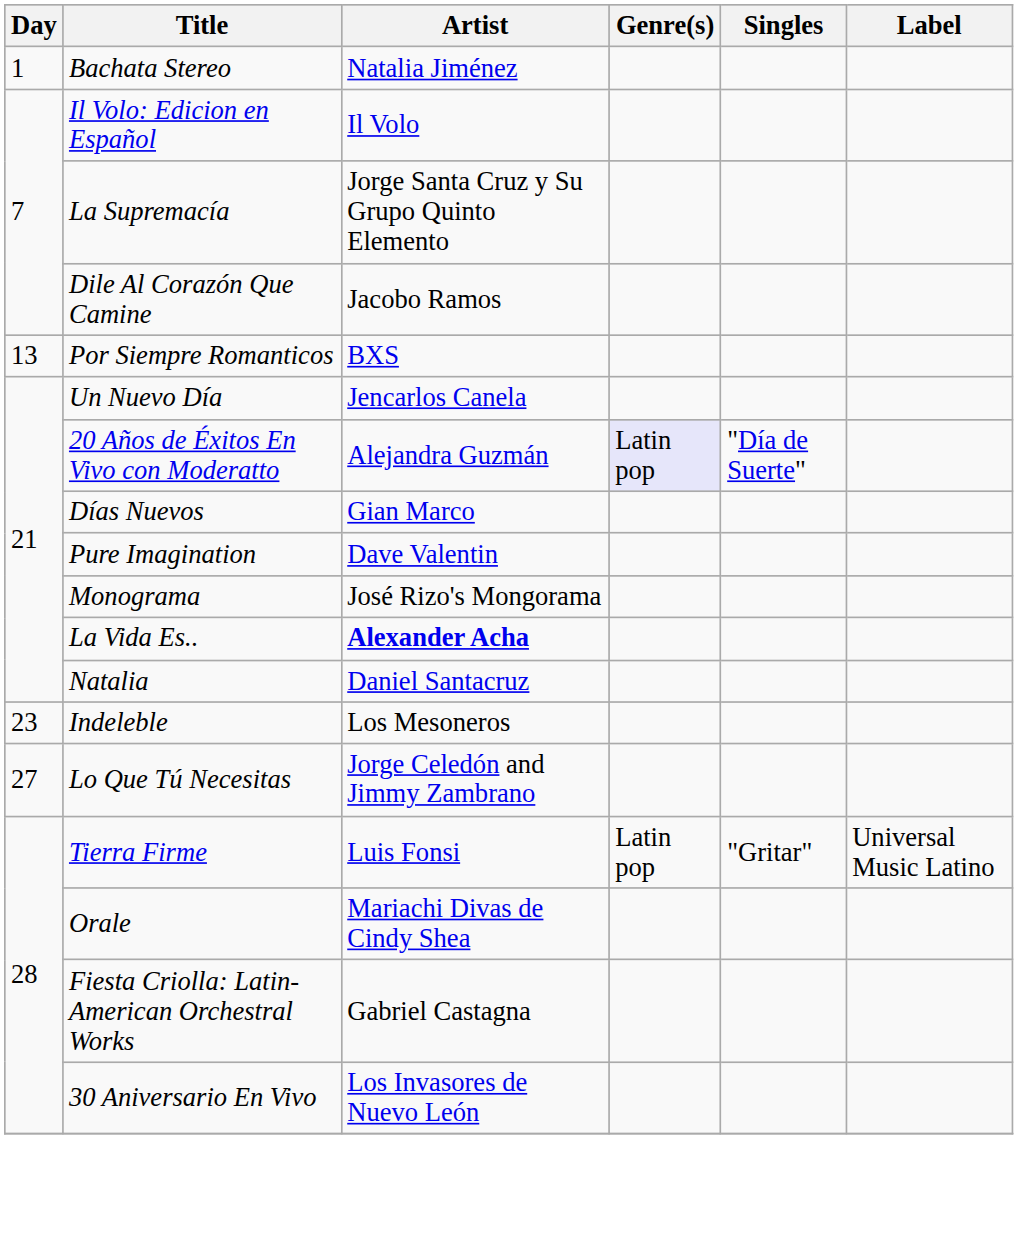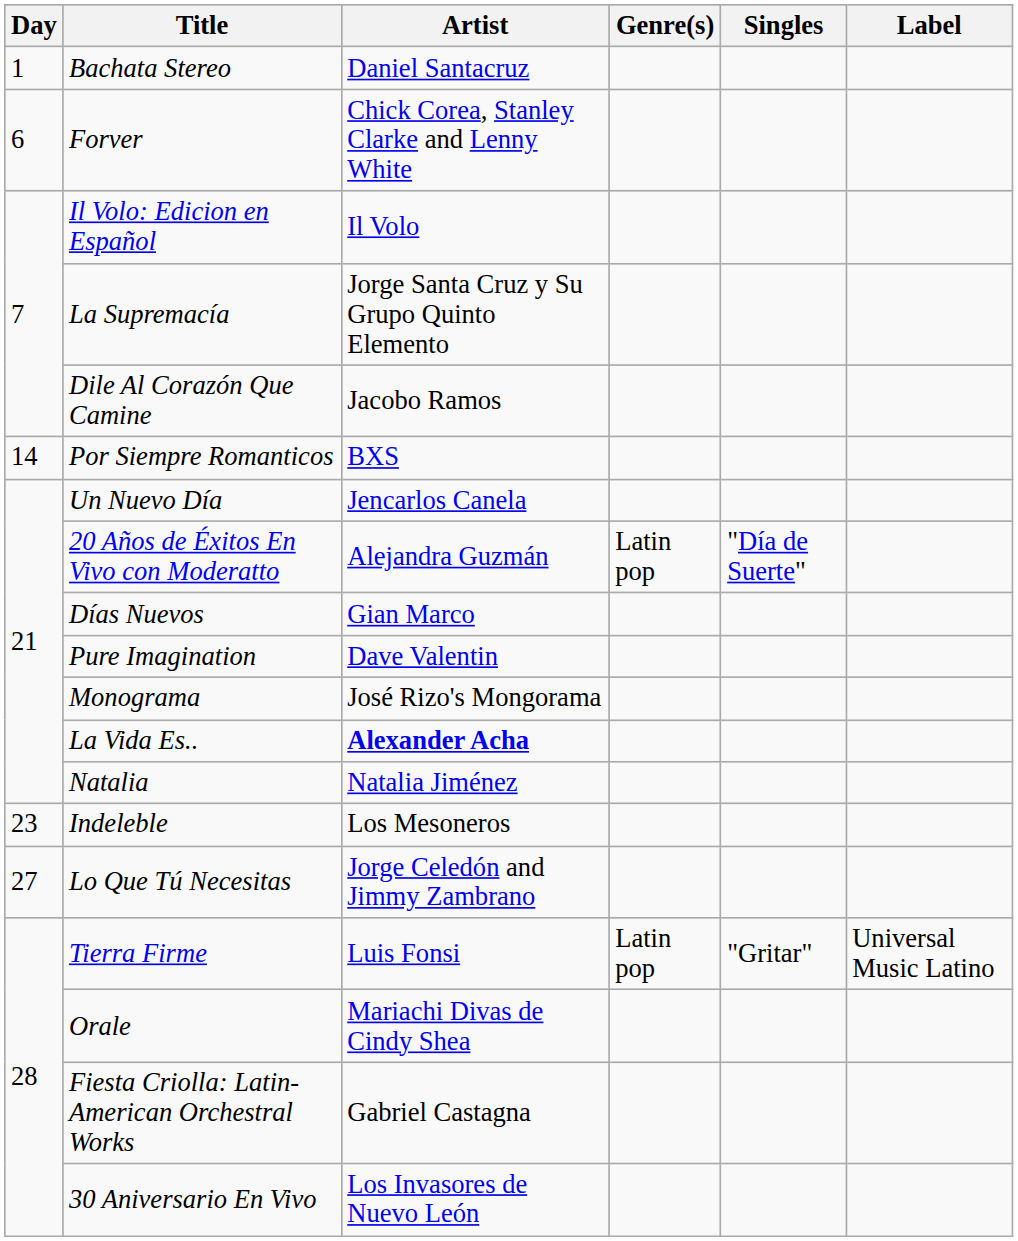(432, 67) Natalia Jiménez -> (438, 67) Daniel Santacruz
+ row: (106, 139)
(24, 355) 13 -> (24, 457) 14
(643, 454) lavender background -> (643, 556) no background
(438, 680) Daniel Santacruz -> (432, 782) Natalia Jiménez
